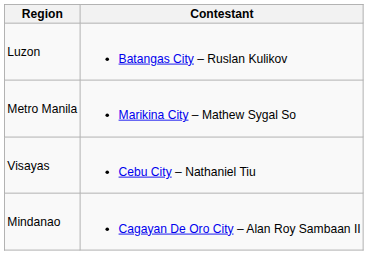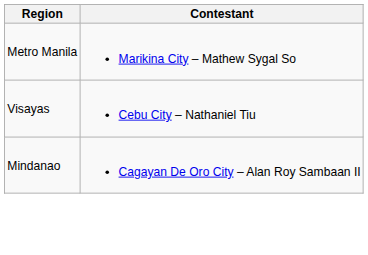- row: (24, 51)
